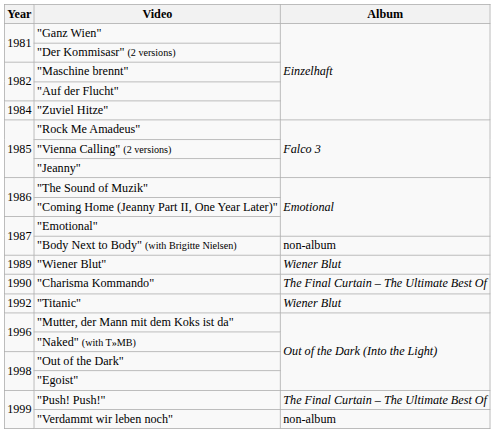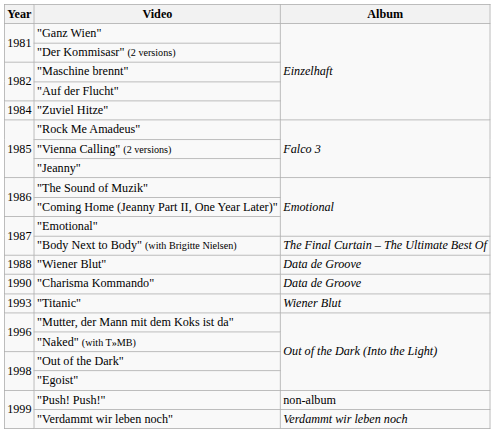(310, 245) non-album -> (385, 245) The Final Curtain – The Ultimate Best Of
(19, 264) 1989 -> (19, 264) 1988
(312, 264) Wiener Blut -> (322, 264) Data de Groove
(385, 284) The Final Curtain – The Ultimate Best Of -> (322, 284) Data de Groove
(19, 303) 1992 -> (19, 303) 1993
(385, 399) The Final Curtain – The Ultimate Best Of -> (310, 399) non-album
(310, 419) non-album -> (345, 419) Verdammt wir leben noch
